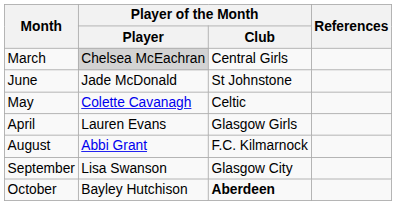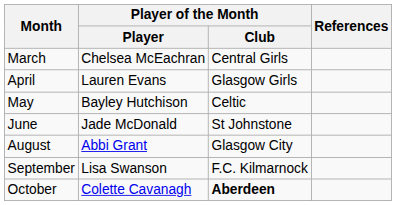(143, 59) lightgrey background -> (143, 59) no background
rows swapped: (21, 124) <-> (23, 80)
(136, 102) Colette Cavanagh -> (134, 102) Bayley Hutchison
(260, 146) F.C. Kilmarnock -> (252, 146) Glasgow City
(252, 168) Glasgow City -> (260, 168) F.C. Kilmarnock
(134, 189) Bayley Hutchison -> (136, 189) Colette Cavanagh
